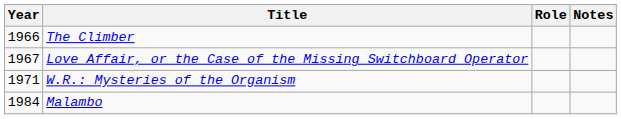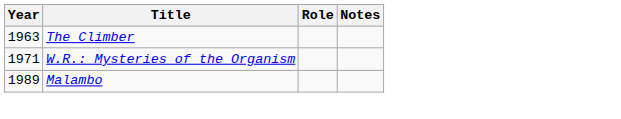(24, 37) 1966 -> (24, 37) 1963
- row: (287, 59)
(24, 103) 1984 -> (24, 81) 1989
